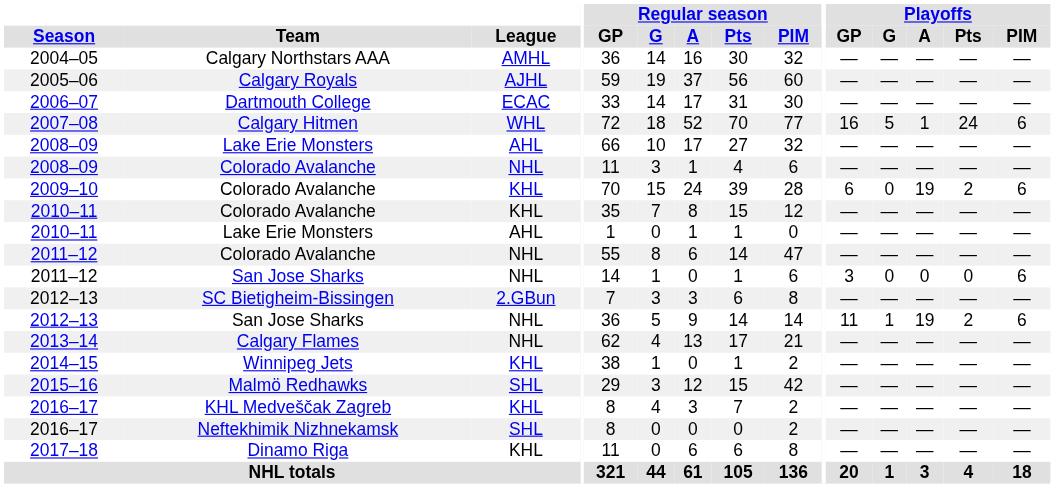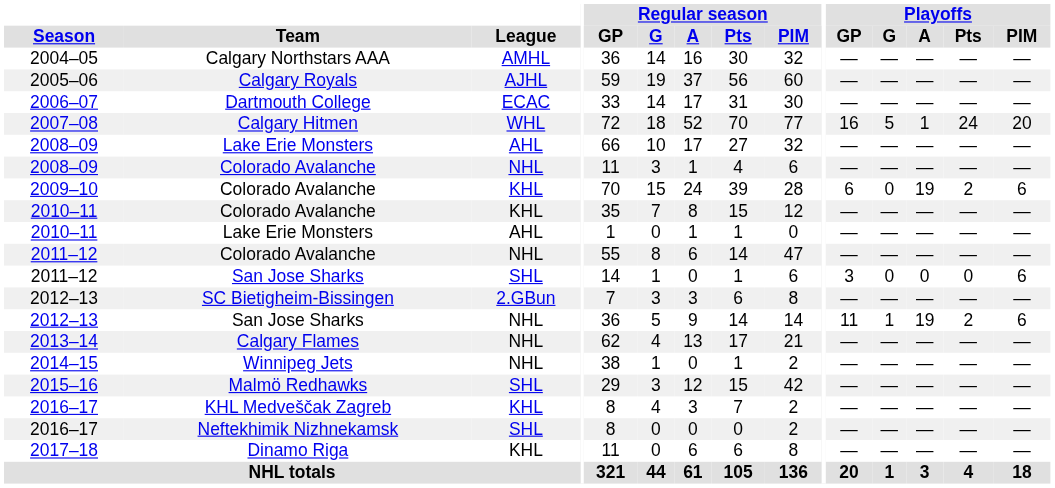(1022, 123) 6 -> (1022, 123) 20
(526, 276) NHL -> (526, 276) SHL
(526, 363) KHL -> (526, 363) NHL
